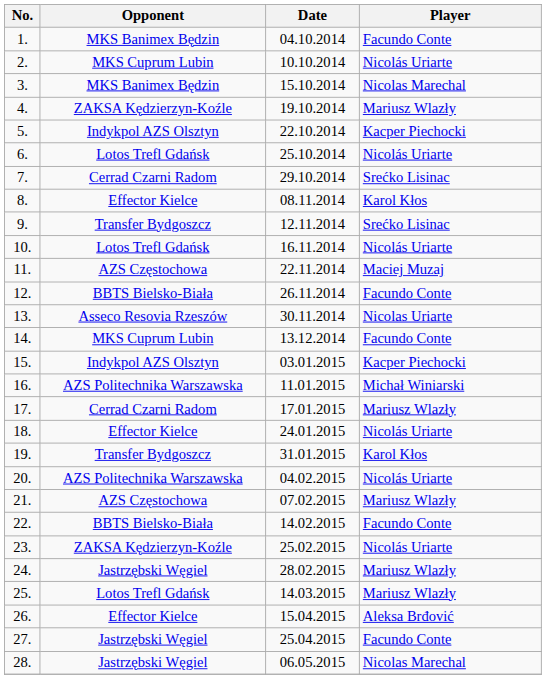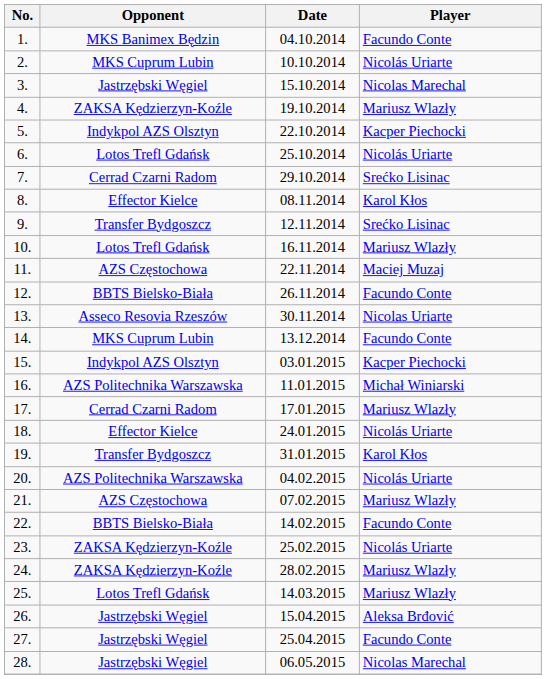(153, 85) MKS Banimex Będzin -> (153, 85) Jastrzębski Węgiel
(407, 246) Nicolás Uriarte -> (409, 246) Mariusz Wlazły
(153, 570) Jastrzębski Węgiel -> (153, 570) ZAKSA Kędzierzyn-Koźle
(153, 616) Effector Kielce -> (153, 616) Jastrzębski Węgiel
